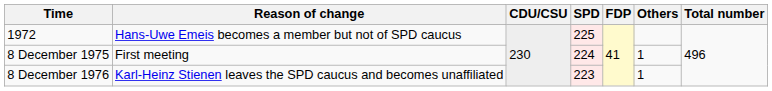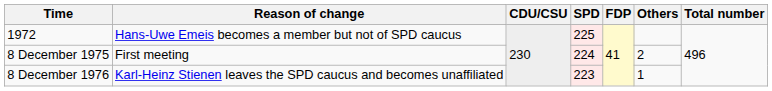(641, 55) 1 -> (641, 55) 2
